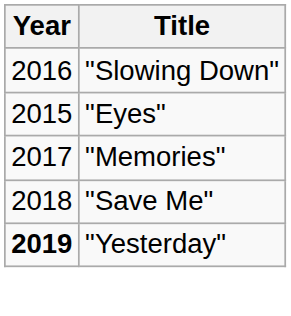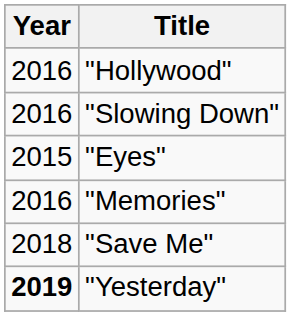+ row: (158, 69)
(42, 157) 2017 -> (42, 200) 2016
